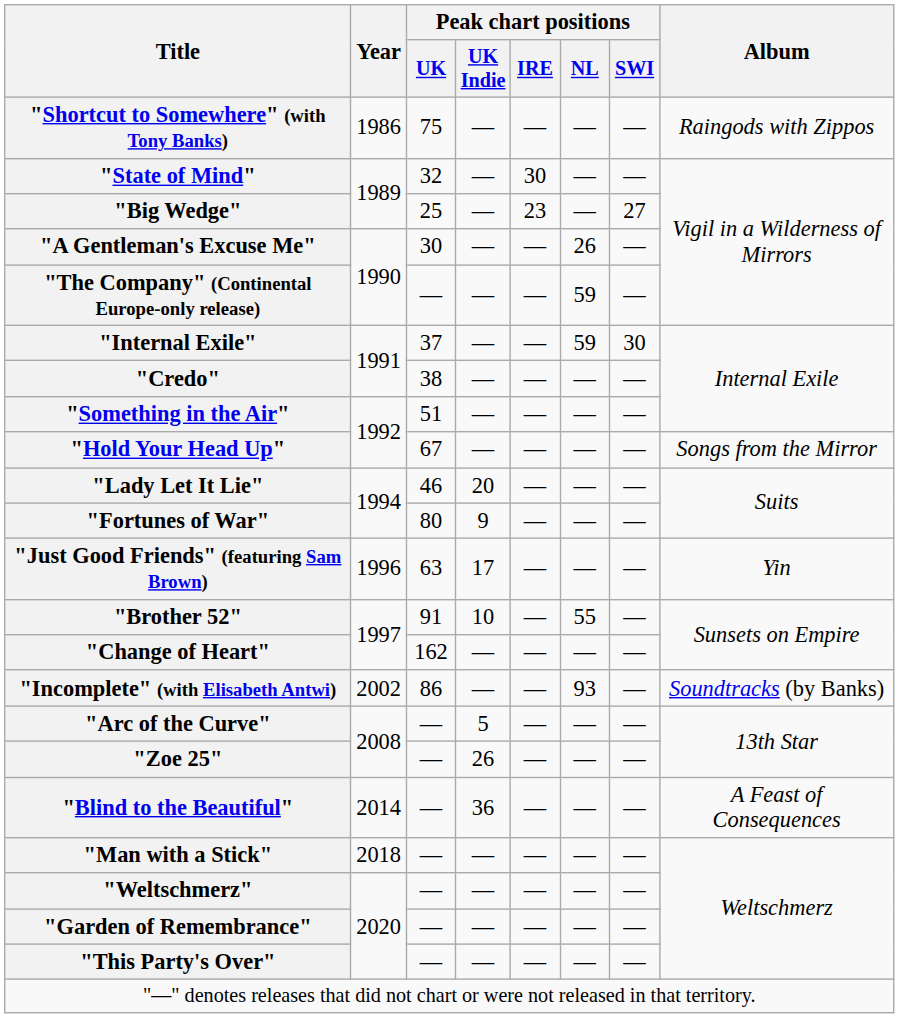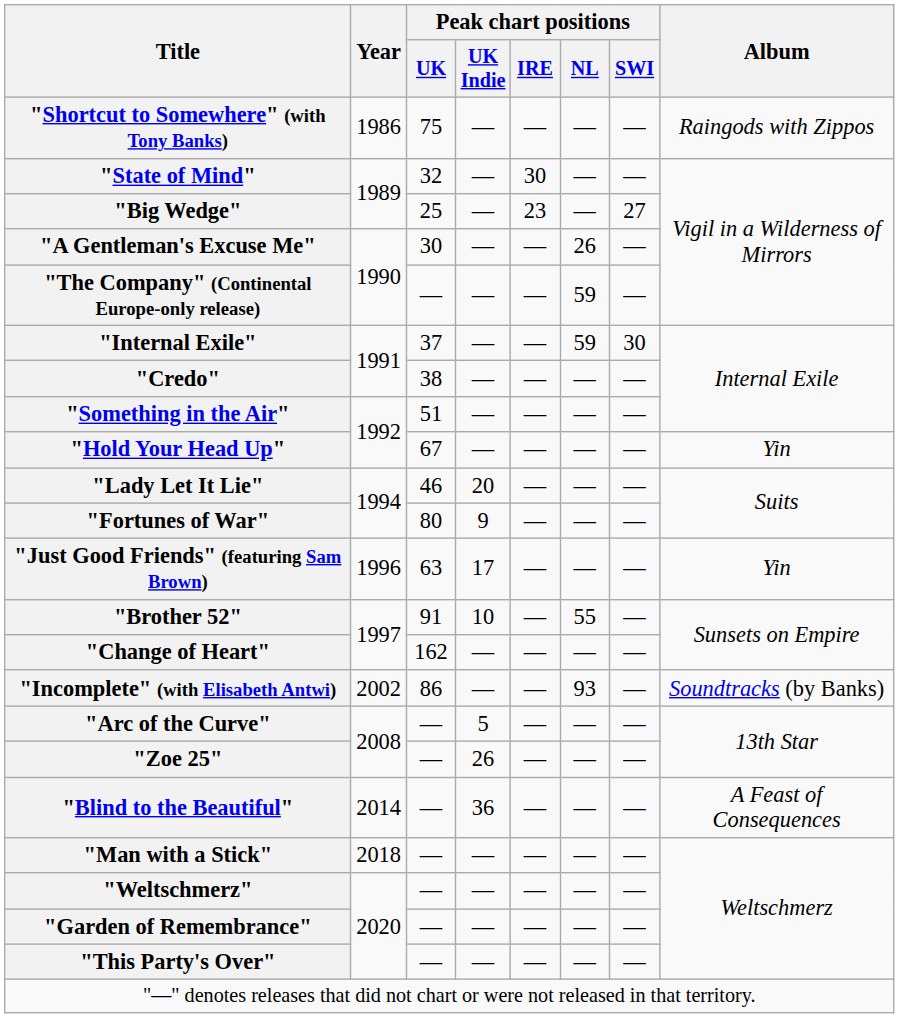(777, 449) Songs from the Mirror -> (777, 449) Yin
